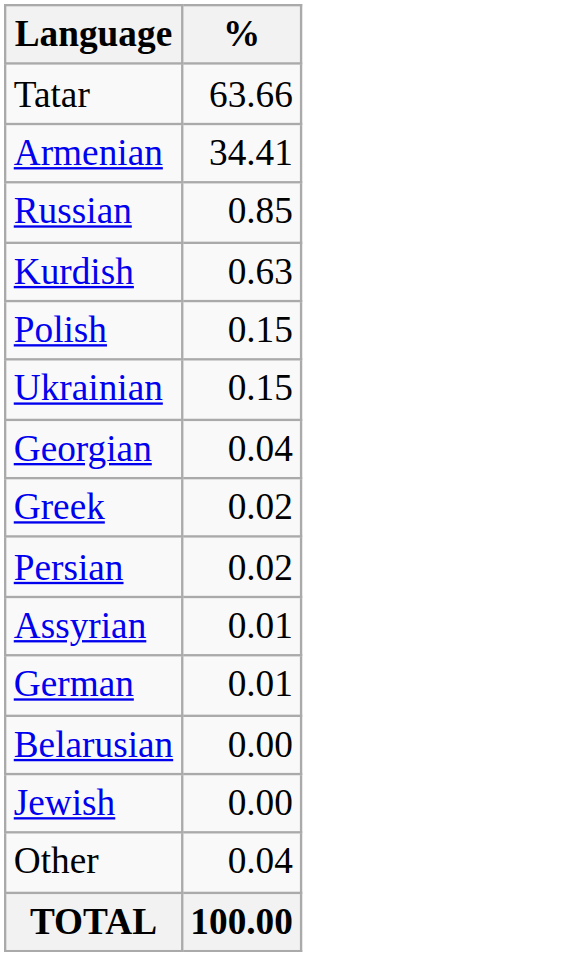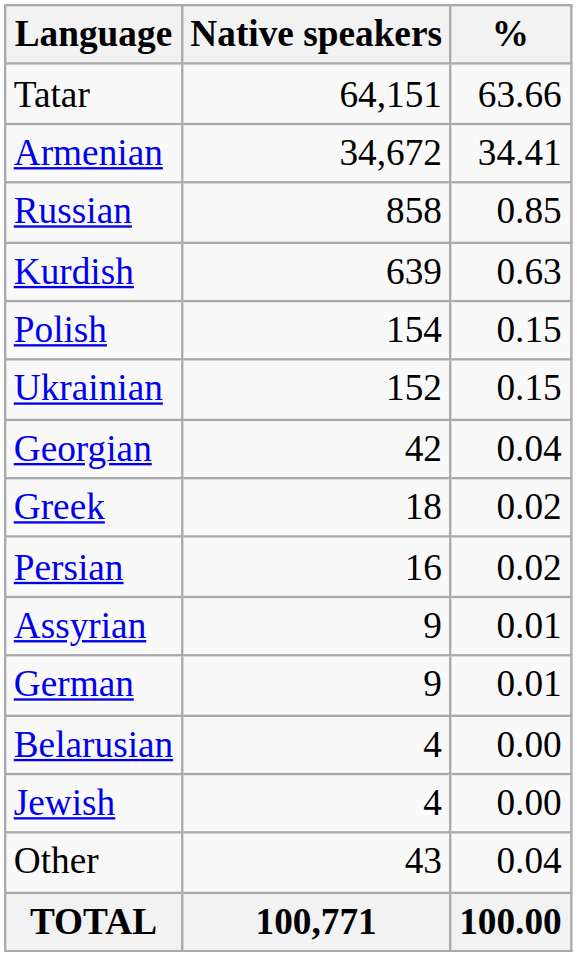+ column: (316, 34)
